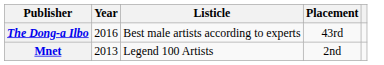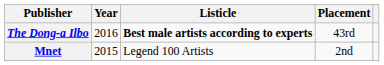(212, 32) normal -> (218, 32) bold
(106, 51) 2013 -> (106, 51) 2015
